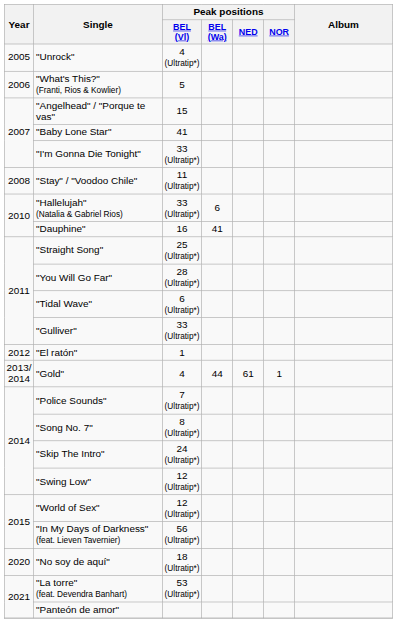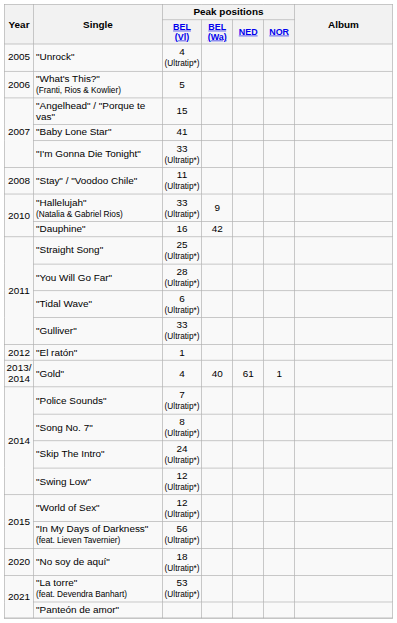(217, 207) 6 -> (217, 207) 9
(217, 229) 41 -> (217, 229) 42
(217, 373) 44 -> (217, 373) 40
